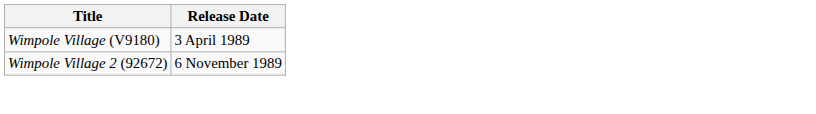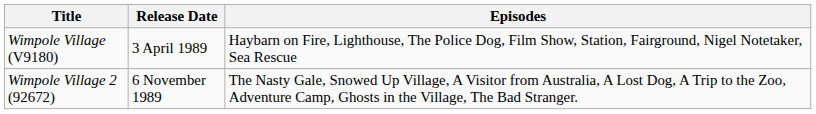+ column: (518, 16)
